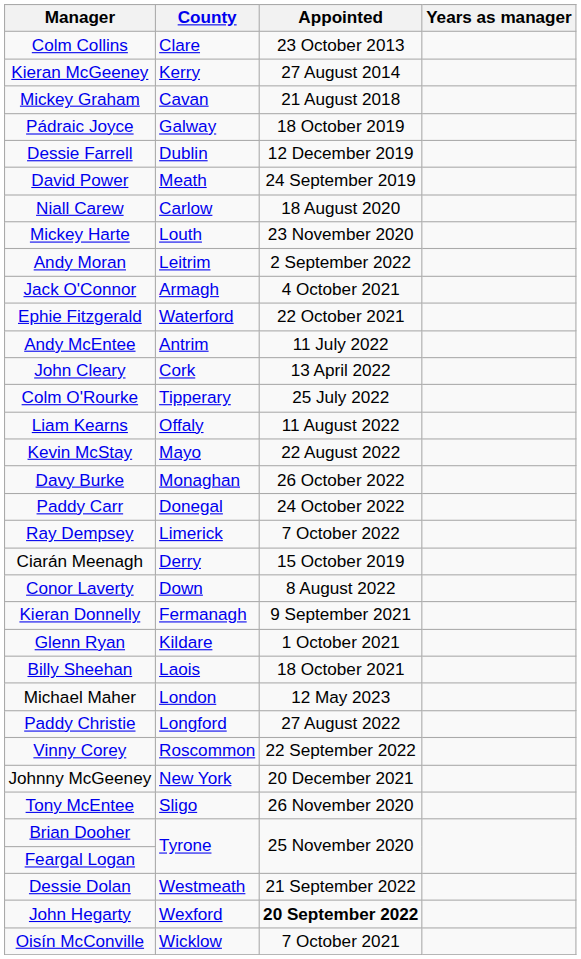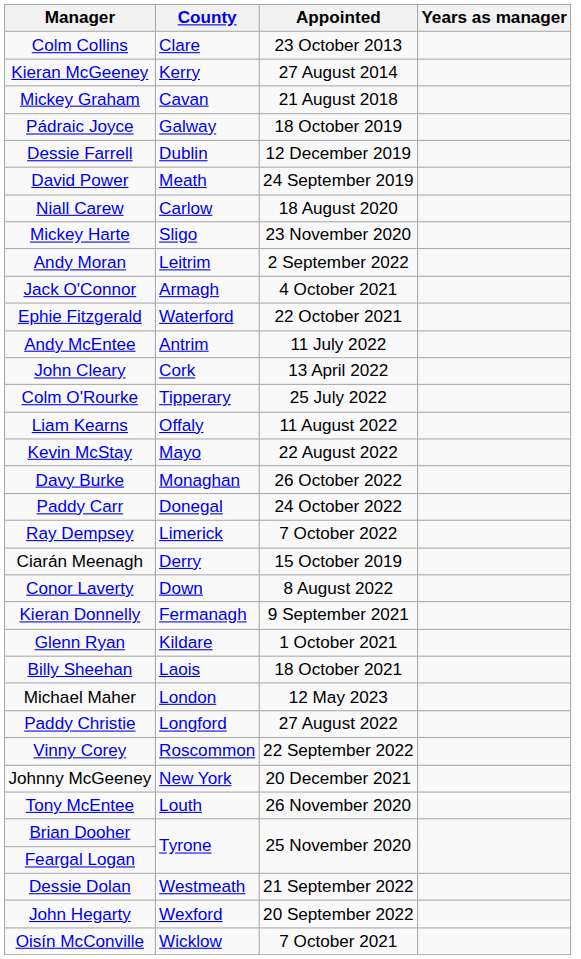(181, 235) Louth -> (178, 235) Sligo
(178, 805) Sligo -> (181, 805) Louth
(341, 914) bold -> (338, 914) normal
